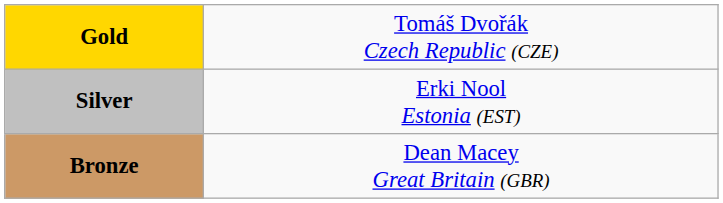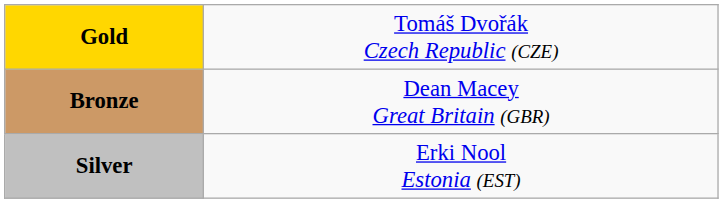rows swapped: (104, 100) <-> (104, 165)
